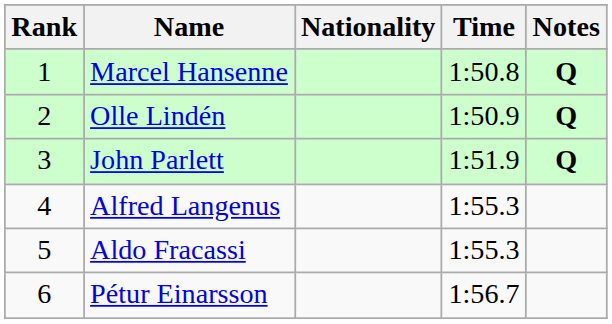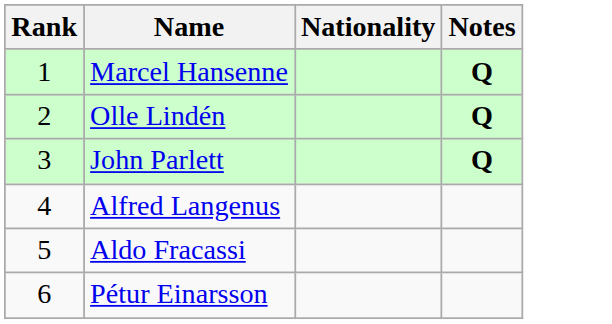- column: (484, 26)
